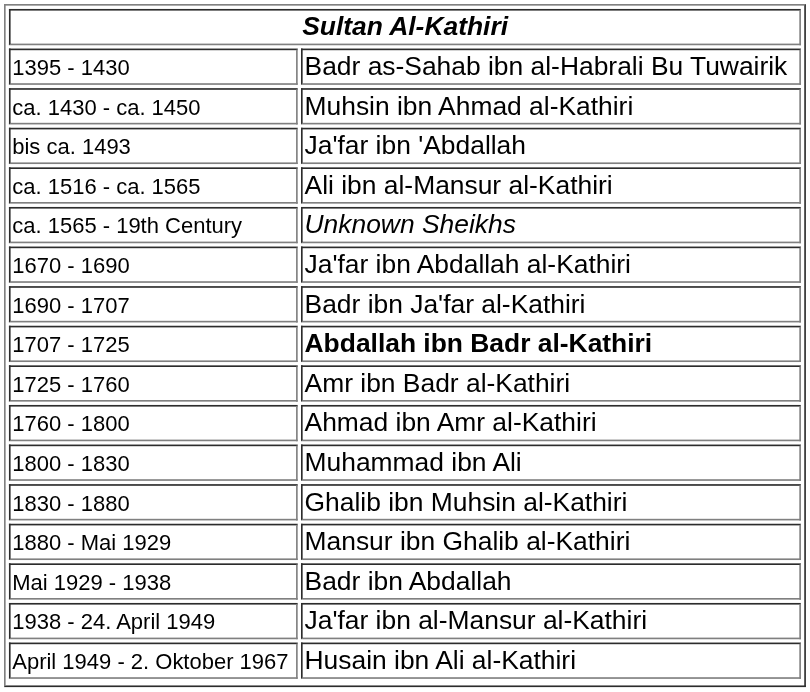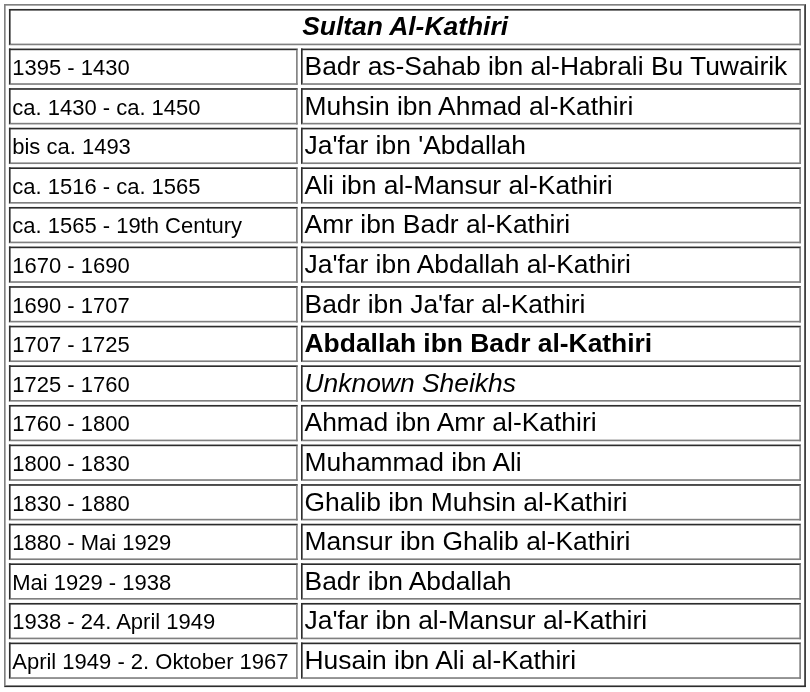(410, 224) Unknown Sheikhs -> (437, 224) Amr ibn Badr al-Kathiri
(437, 383) Amr ibn Badr al-Kathiri -> (410, 383) Unknown Sheikhs
